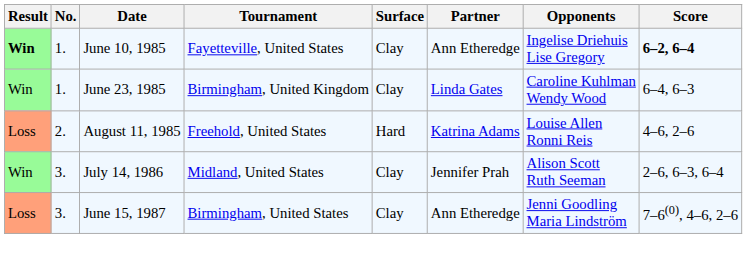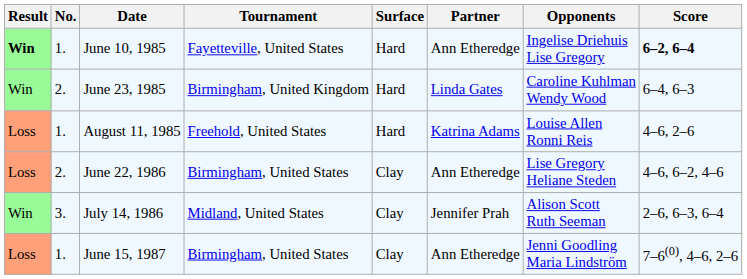(390, 48) Clay -> (390, 48) Hard
(60, 89) 1. -> (60, 89) 2.
(390, 89) Clay -> (390, 89) Hard
(60, 130) 2. -> (60, 130) 1.
+ row: (125, 171)
(60, 212) 3. -> (60, 253) 1.
